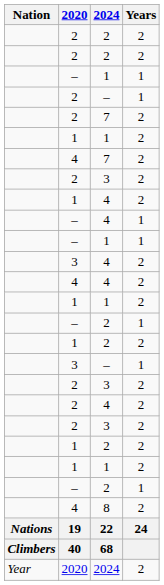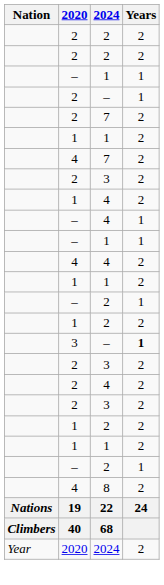- row: (75, 261)
(141, 364) normal -> (141, 343) bold
